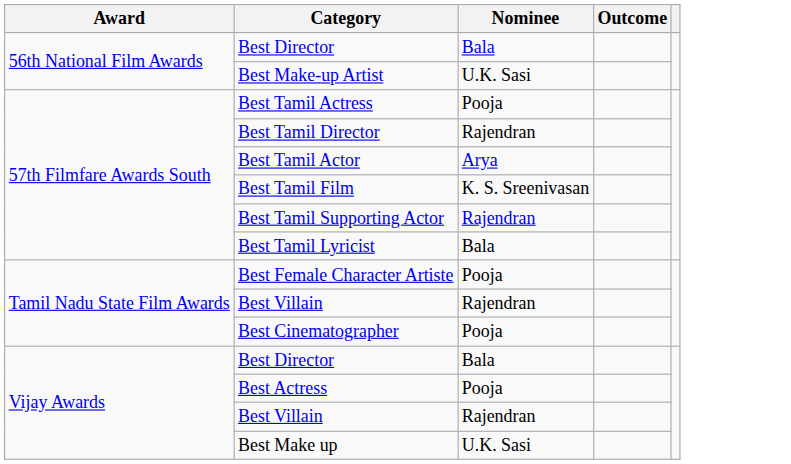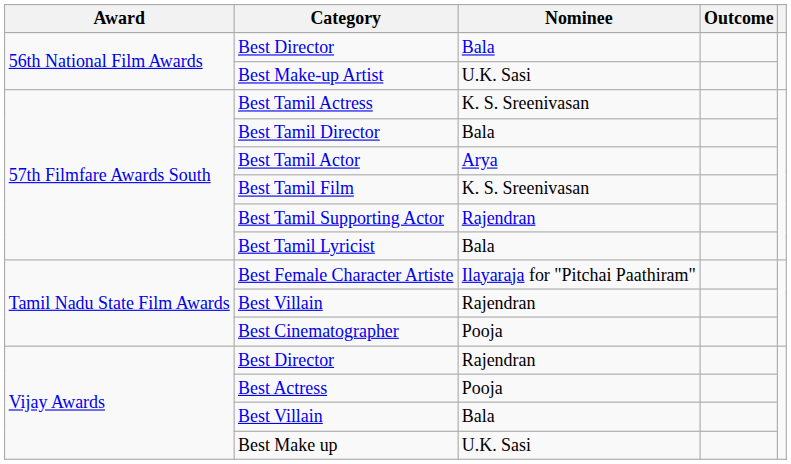(482, 103) Pooja -> (525, 103) K. S. Sreenivasan
(499, 132) Rajendran -> (478, 132) Bala
(482, 274) Pooja -> (579, 274) Ilayaraja for "Pitchai Paathiram"
(478, 359) Bala -> (499, 359) Rajendran
(499, 416) Rajendran -> (478, 416) Bala
